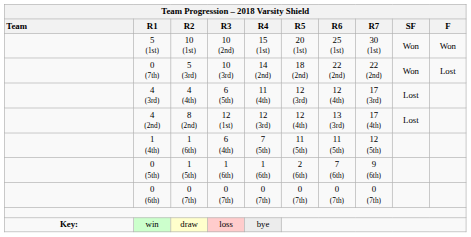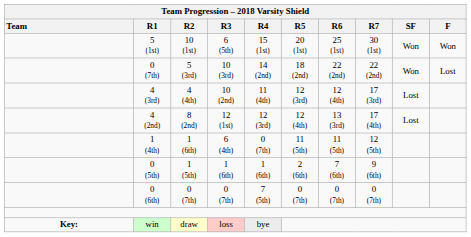(226, 46) 10 (2nd) -> (226, 46) 6 (5th)
(226, 96) 6 (5th) -> (226, 96) 10 (2nd)
(263, 145) 7 (5th) -> (263, 145) 0 (7th)
(263, 195) 0 (7th) -> (263, 195) 7 (5th)
